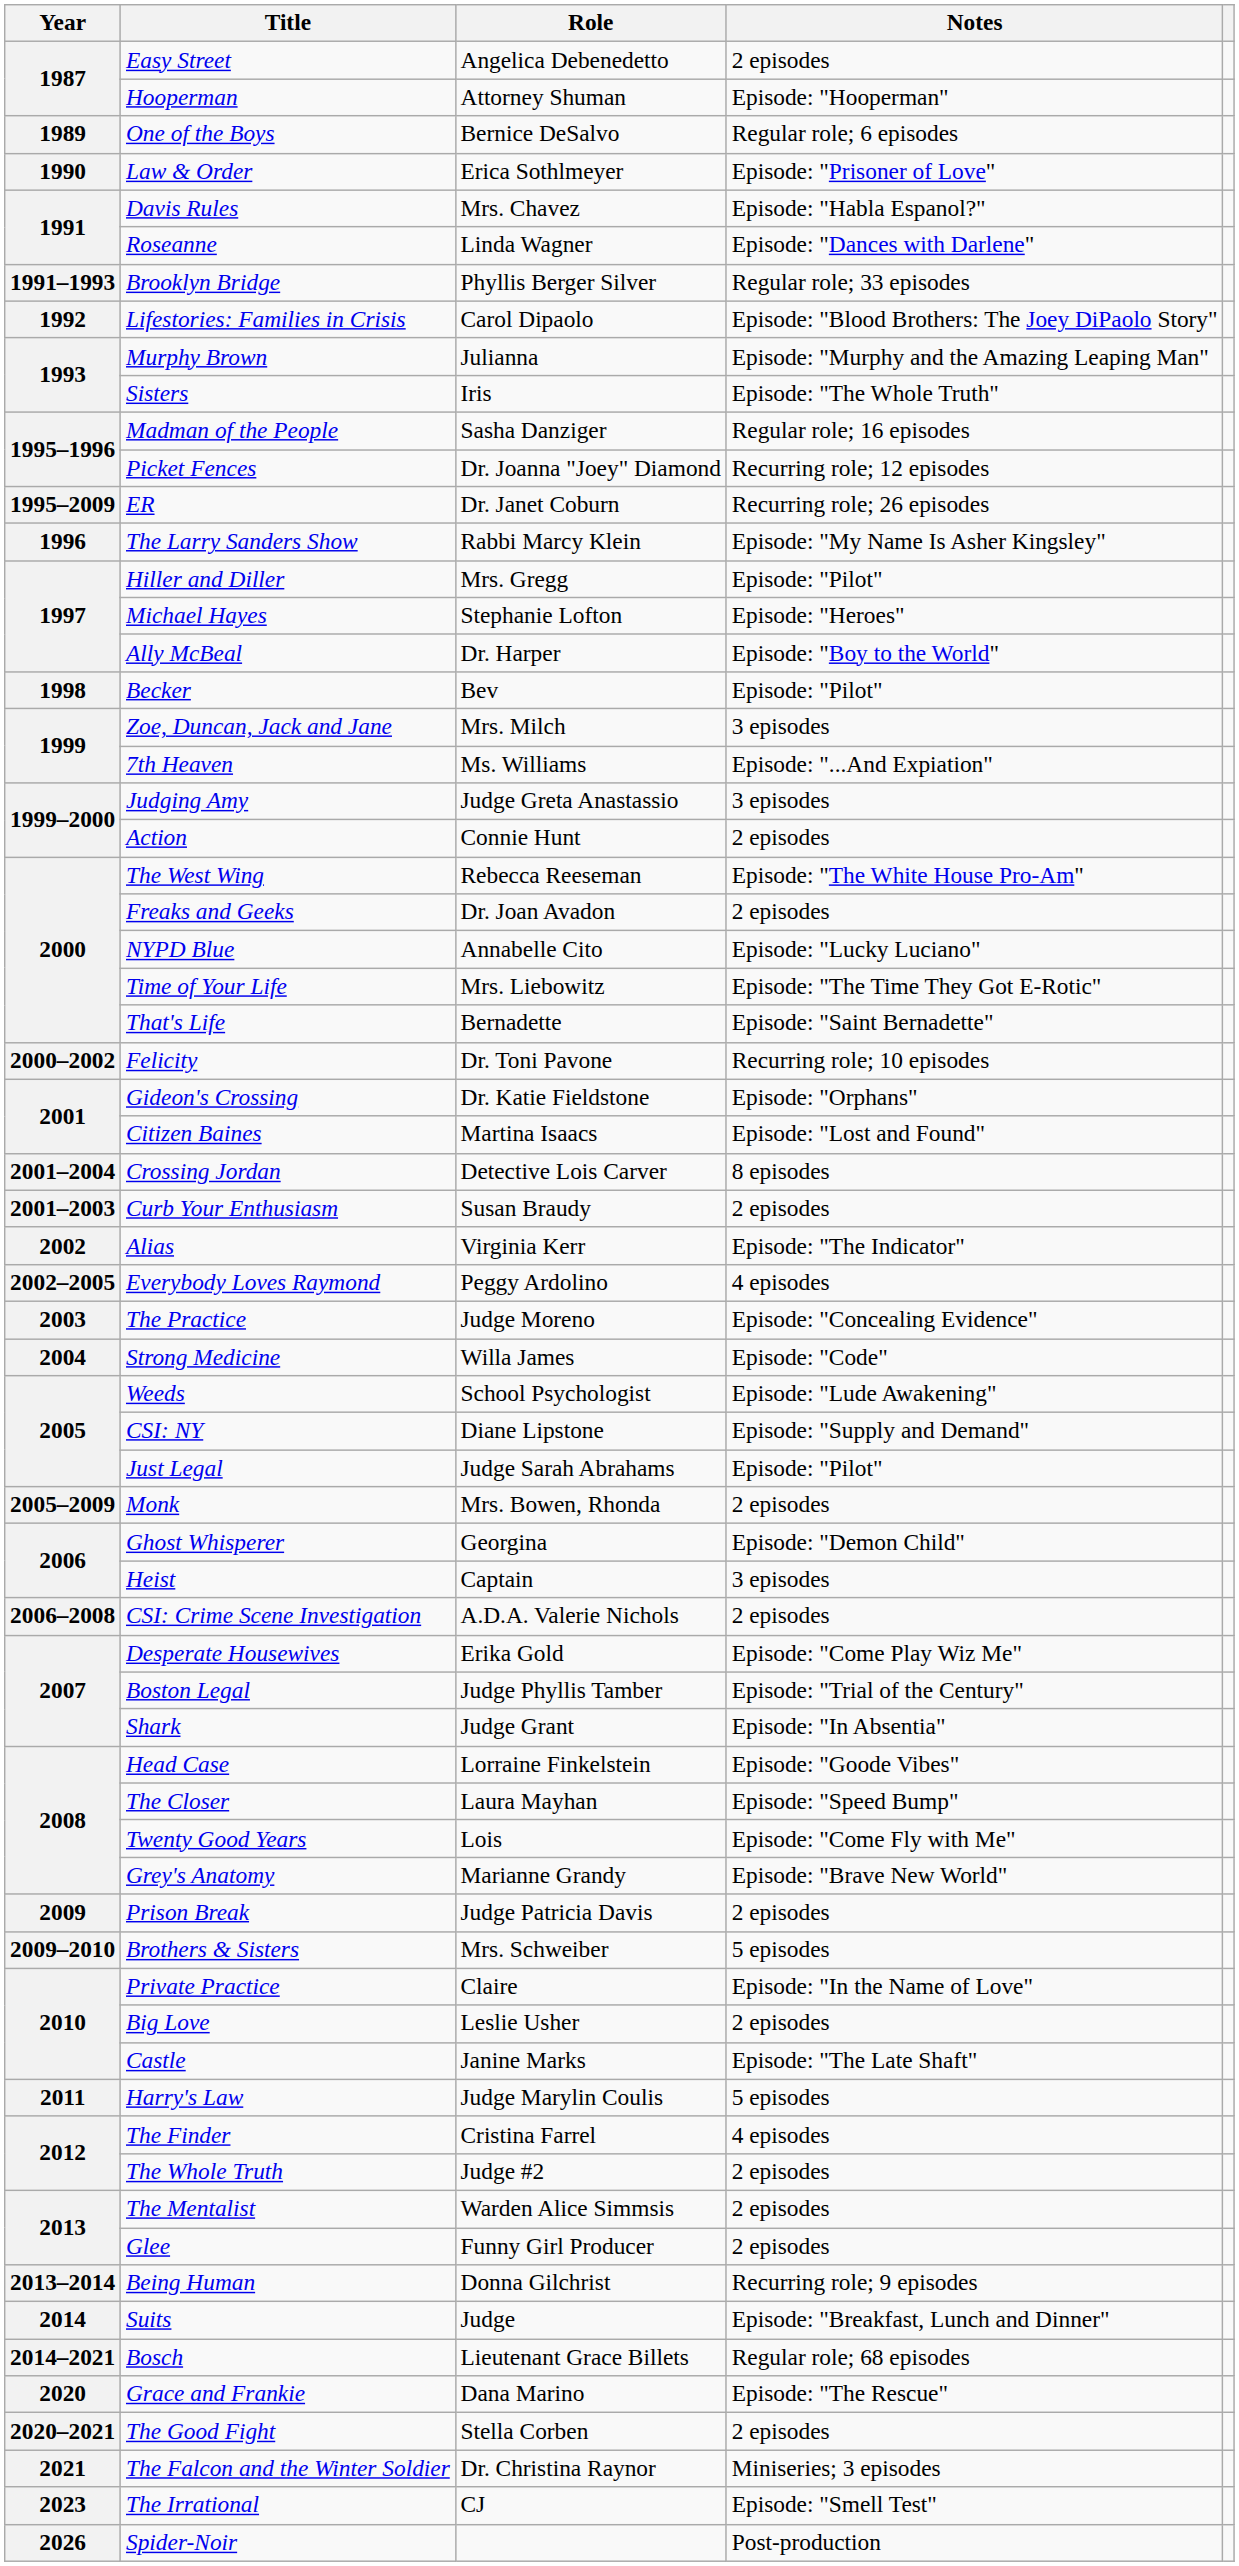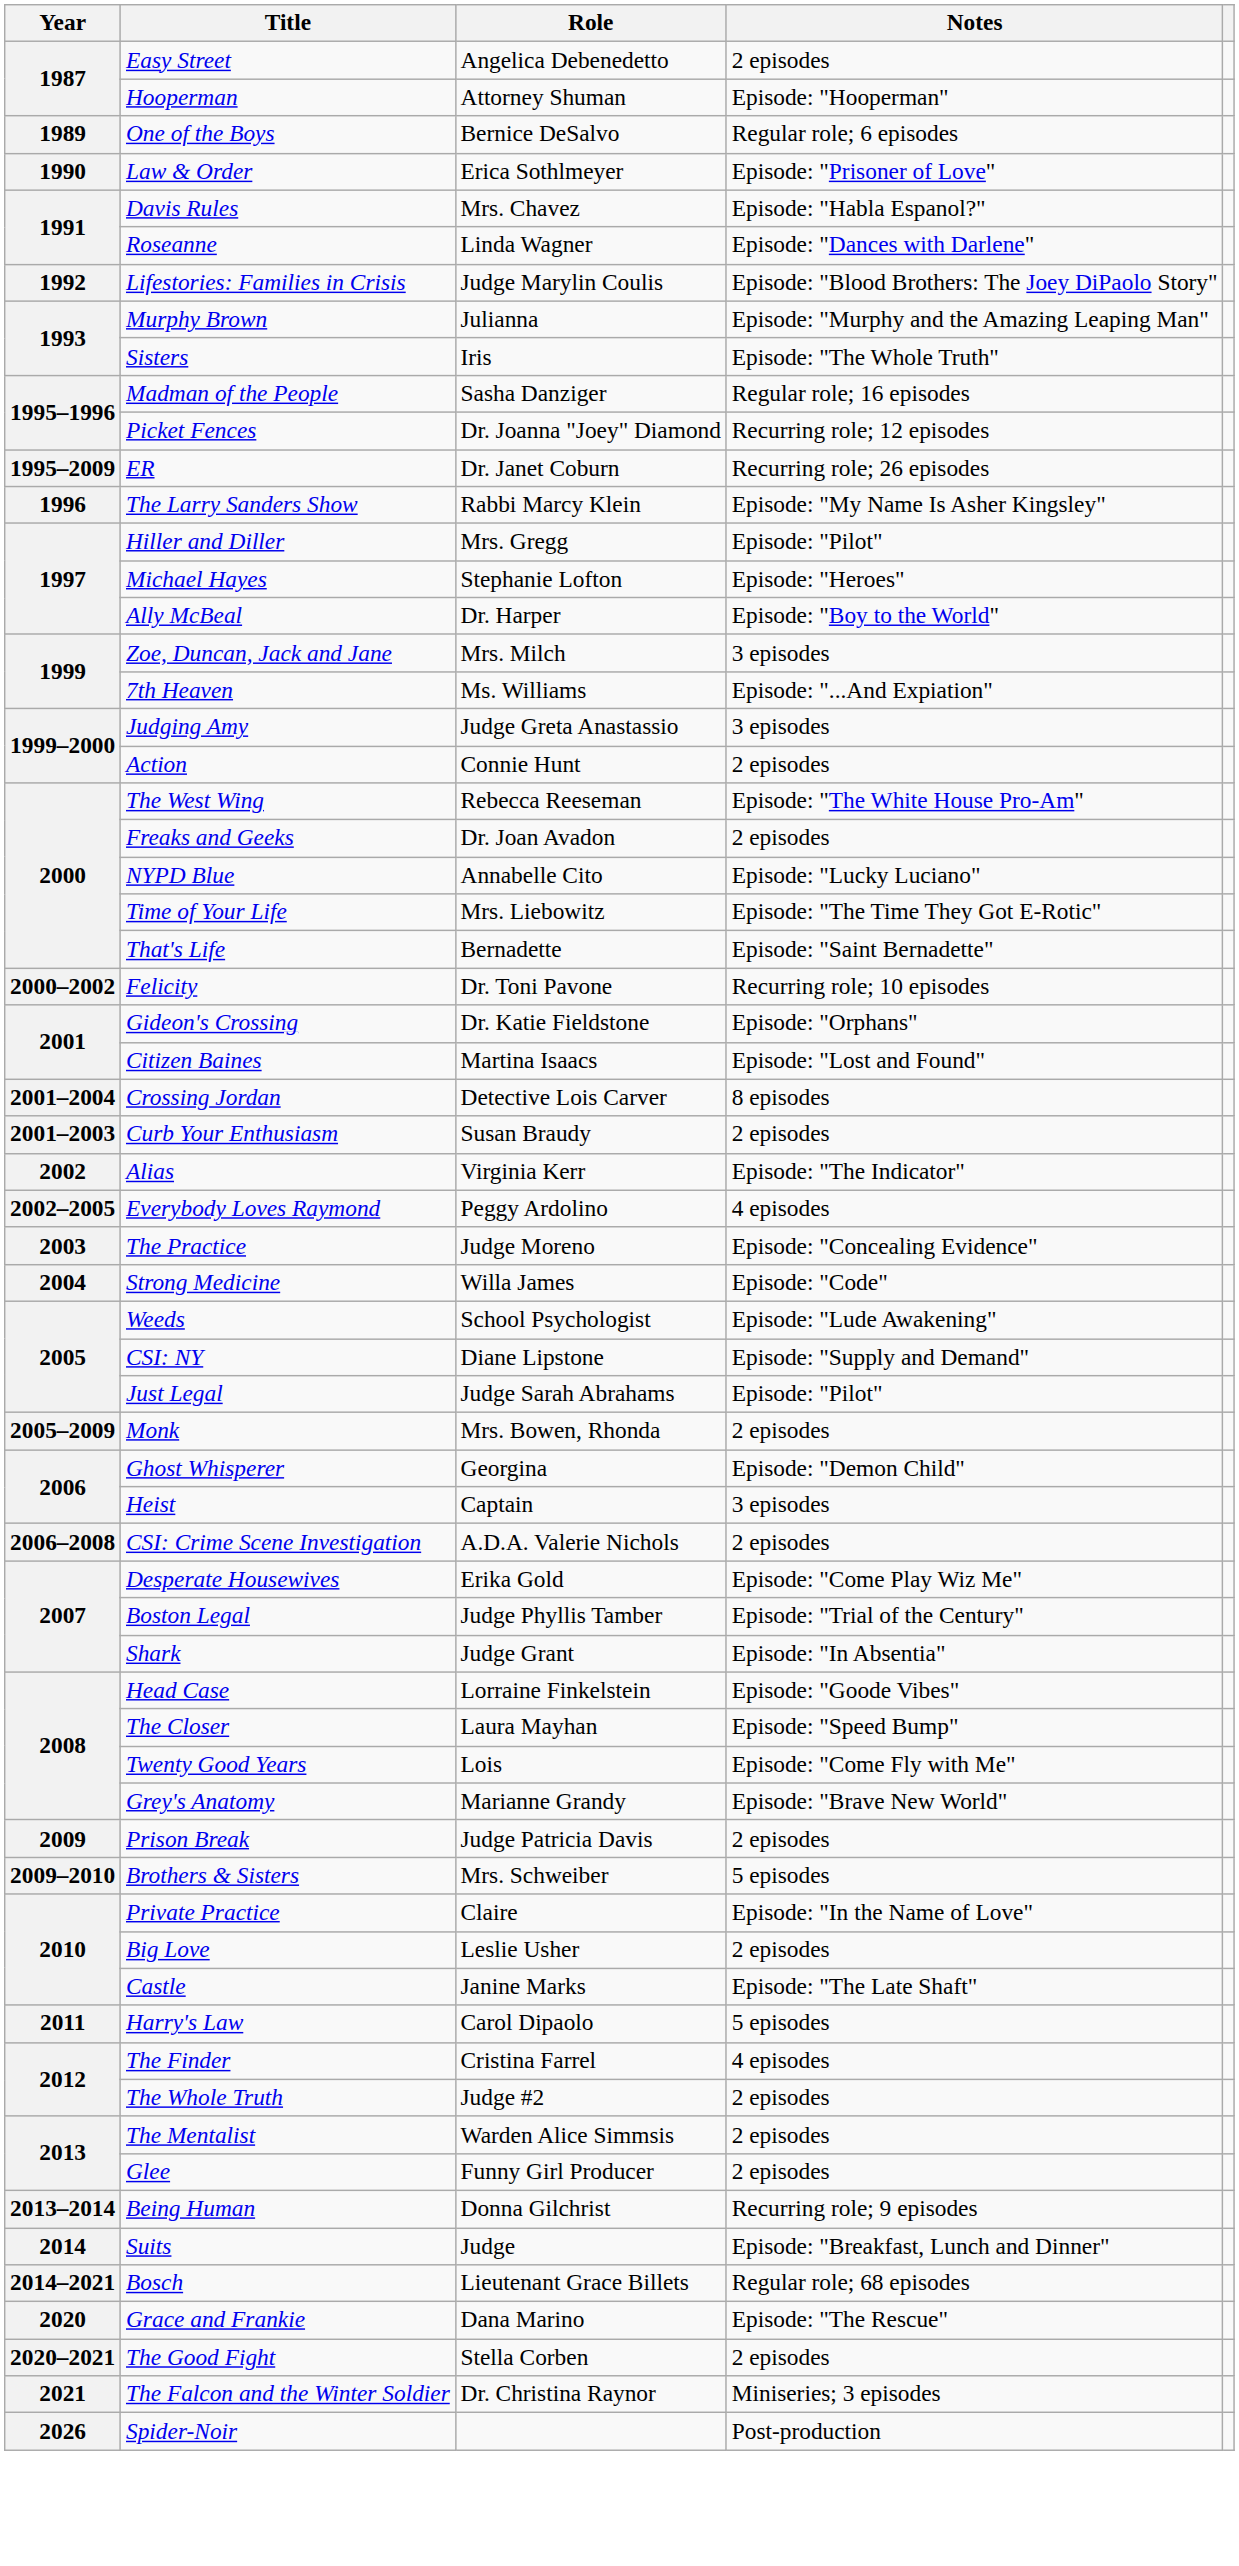- row: (203, 282)
(527, 319) Carol Dipaolo -> (562, 282) Judge Marylin Coulis
- row: (158, 689)
(562, 2097) Judge Marylin Coulis -> (527, 2023) Carol Dipaolo
- row: (193, 2505)
